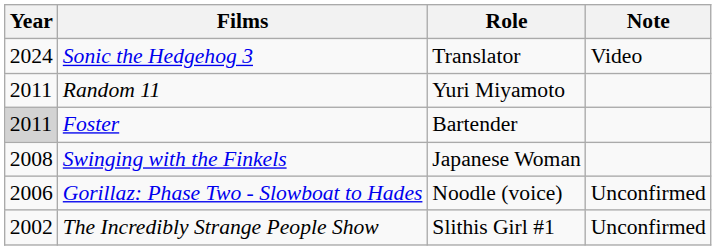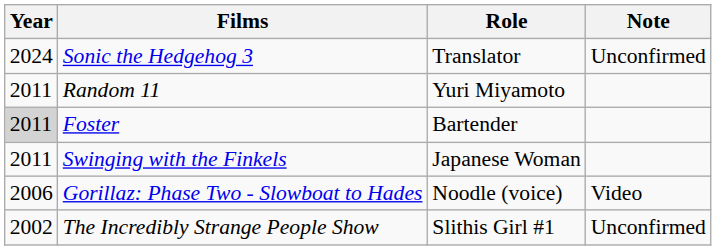(616, 55) Video -> (648, 55) Unconfirmed
(31, 158) 2008 -> (31, 158) 2011
(648, 192) Unconfirmed -> (616, 192) Video
